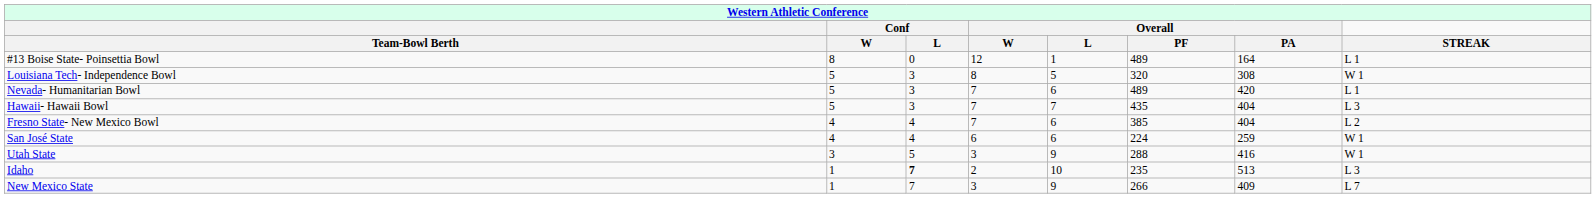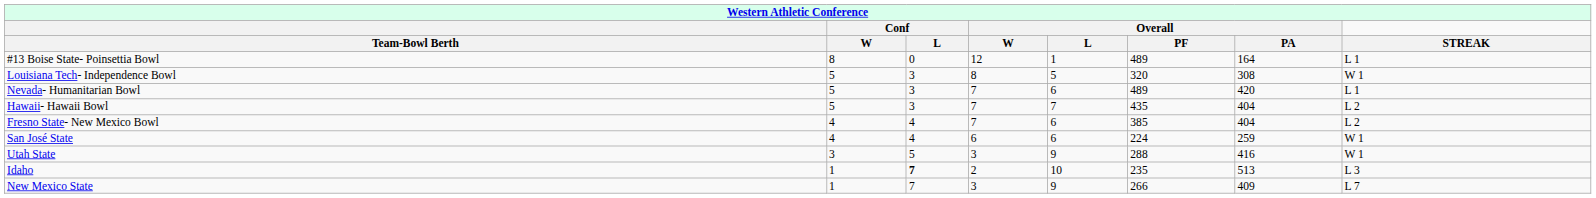(1352, 107) L 3 -> (1352, 107) L 2
